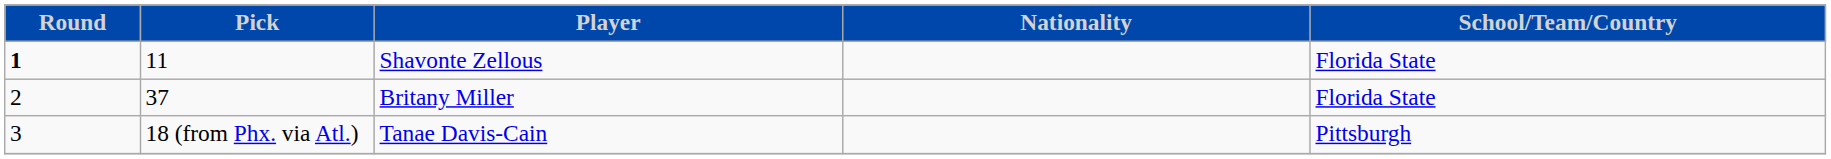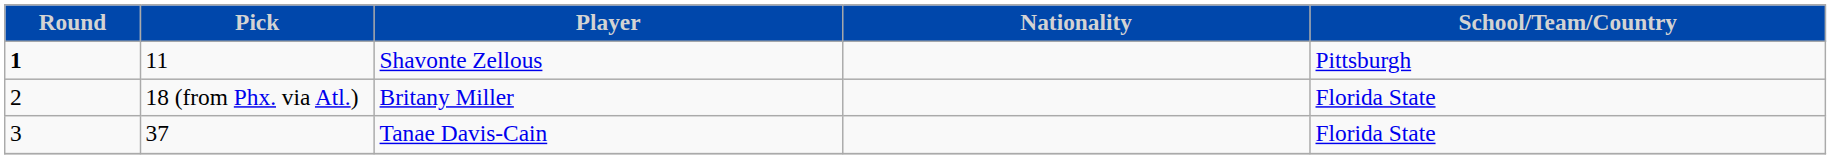(1376, 60) Florida State -> (1363, 60) Pittsburgh
(157, 97) 37 -> (252, 97) 18 (from Phx. via Atl.)
(252, 134) 18 (from Phx. via Atl.) -> (157, 134) 37
(1363, 134) Pittsburgh -> (1376, 134) Florida State
